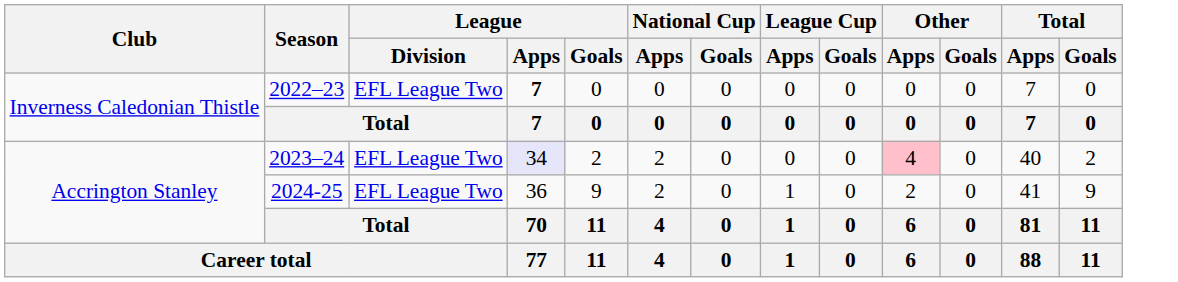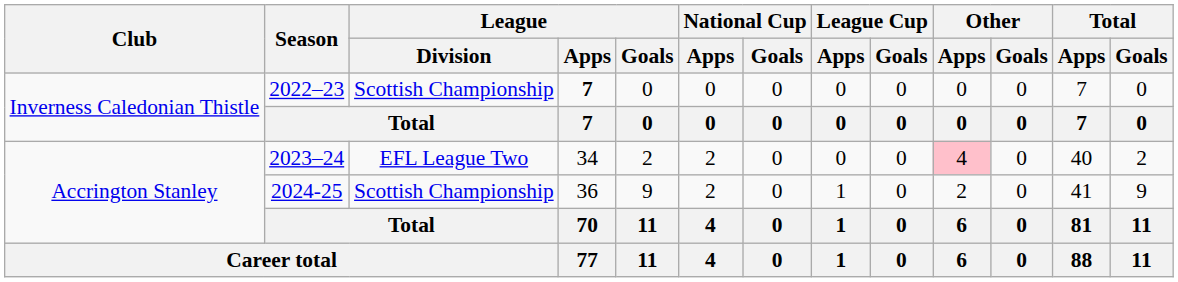(428, 89) EFL League Two -> (454, 89) Scottish Championship
(536, 157) lavender background -> (587, 157) no background
(428, 191) EFL League Two -> (454, 191) Scottish Championship
